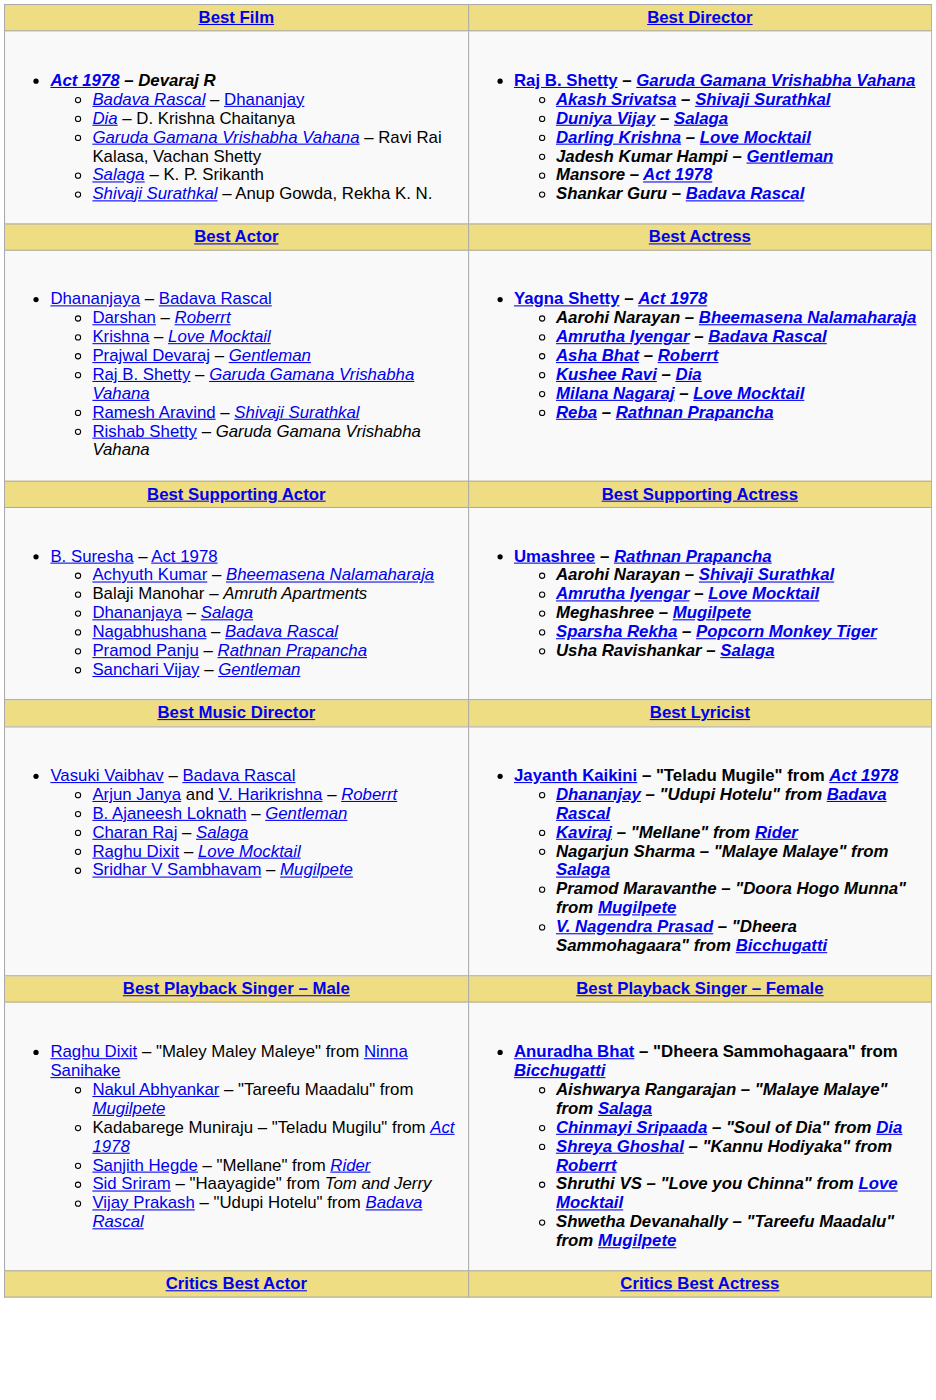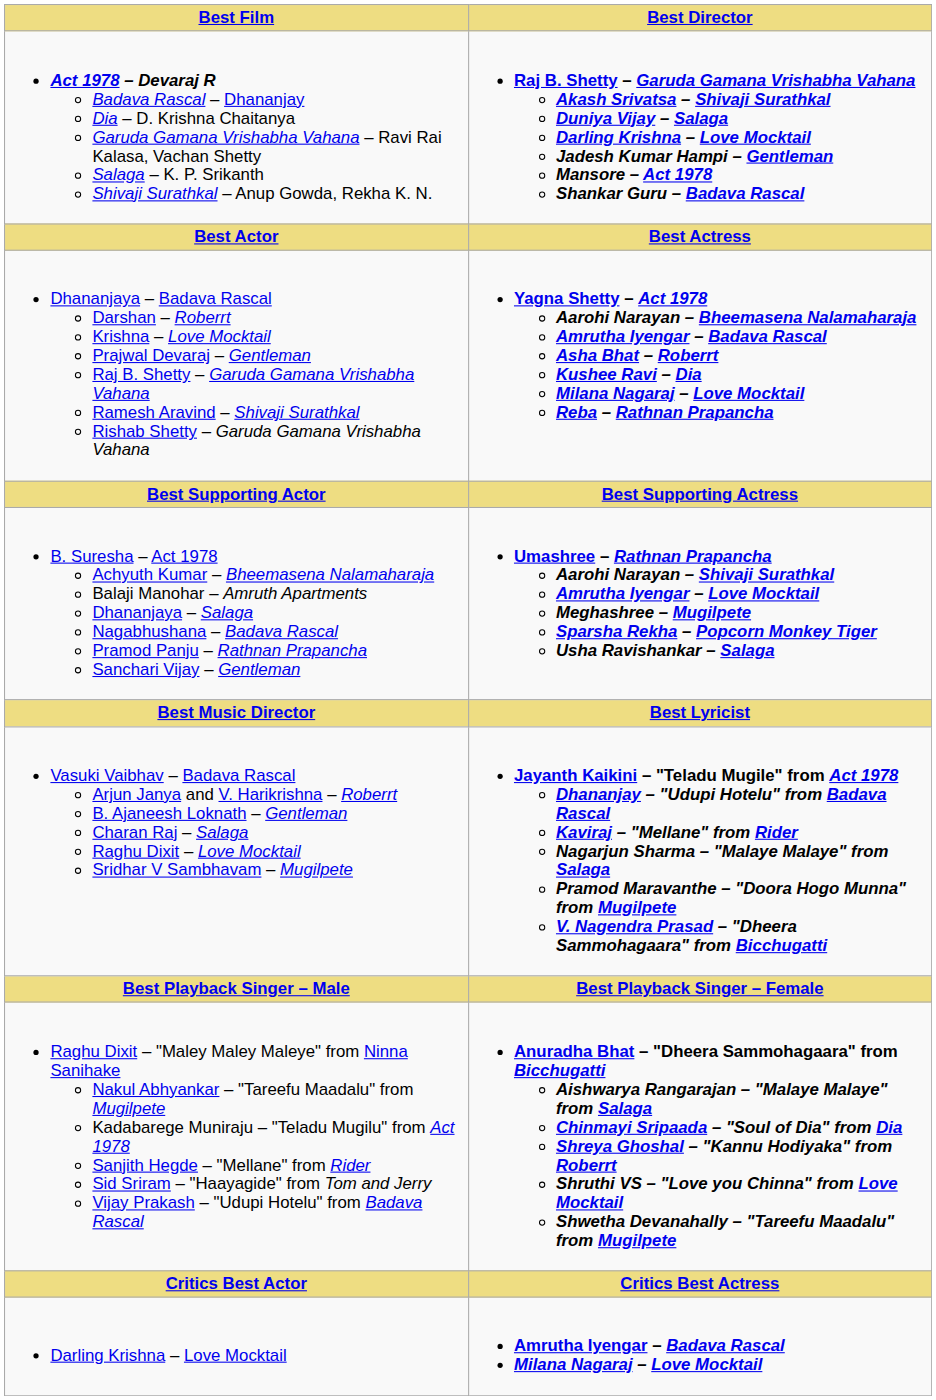+ row: (236, 1356)
